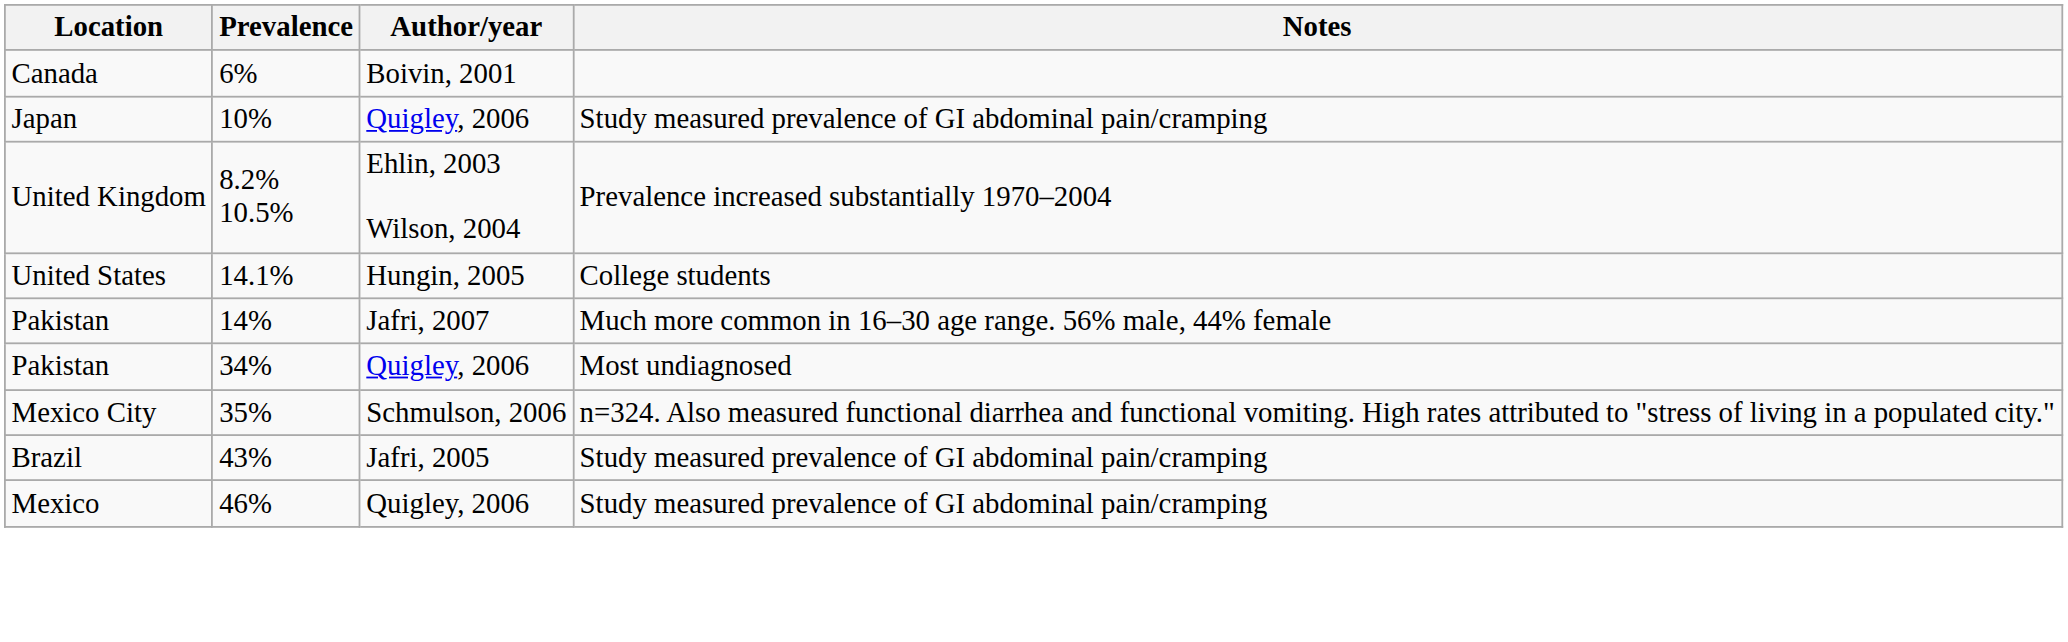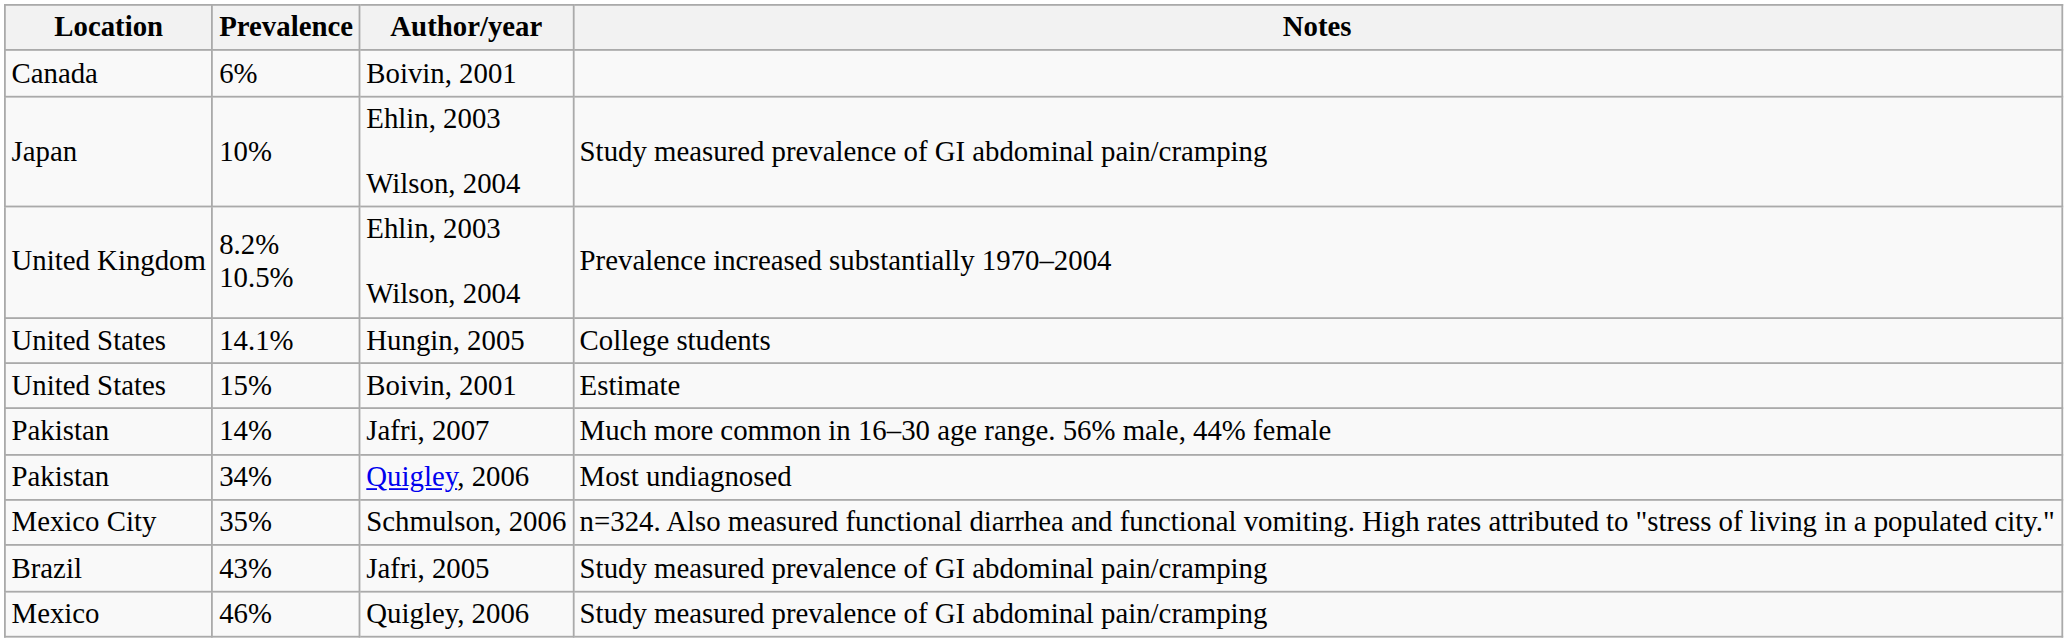(448, 118) Quigley, 2006 -> (443, 151) Ehlin, 2003 Wilson, 2004
+ row: (246, 385)
